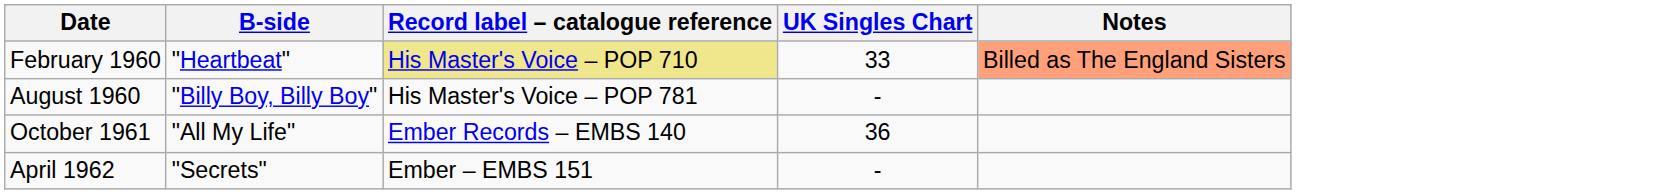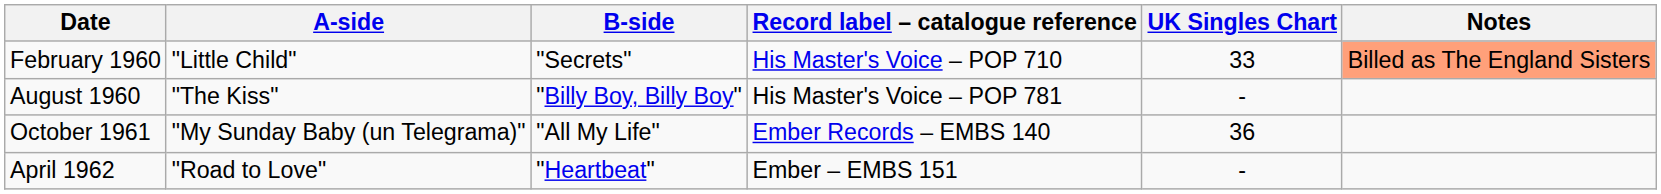+ column: (349, 22)
(231, 59) "Heartbeat" -> (584, 59) "Secrets"
(543, 59) khaki background -> (907, 59) no background
(219, 170) "Secrets" -> (595, 170) "Heartbeat"
